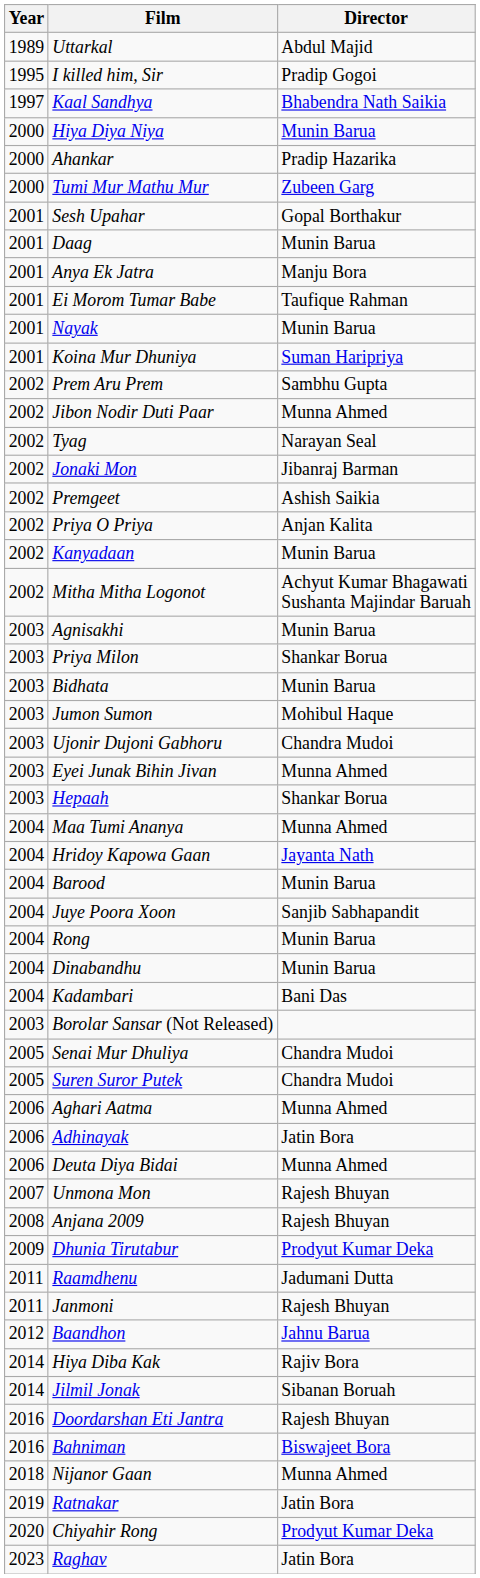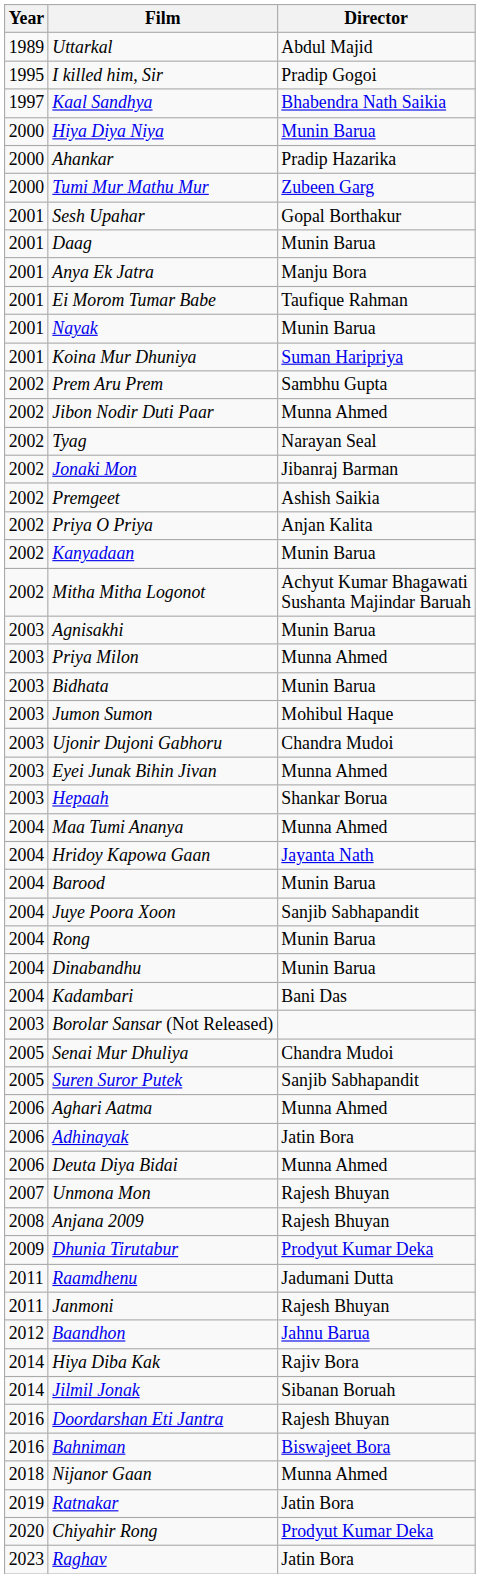(334, 658) Shankar Borua -> (334, 658) Munna Ahmed
(337, 1080) Chandra Mudoi -> (350, 1080) Sanjib Sabhapandit
